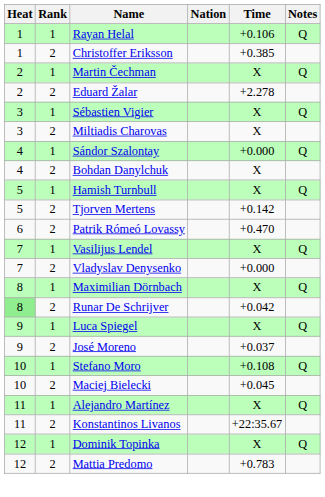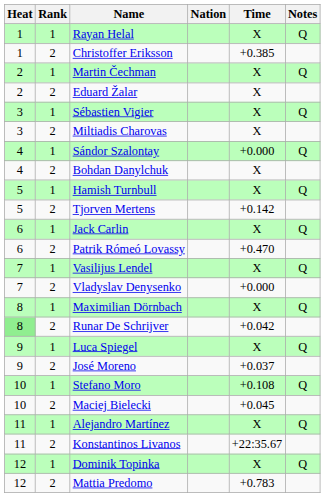(257, 33) +0.106 -> (257, 33) X
(257, 92) +2.278 -> (257, 92) X
+ row: (101, 229)
